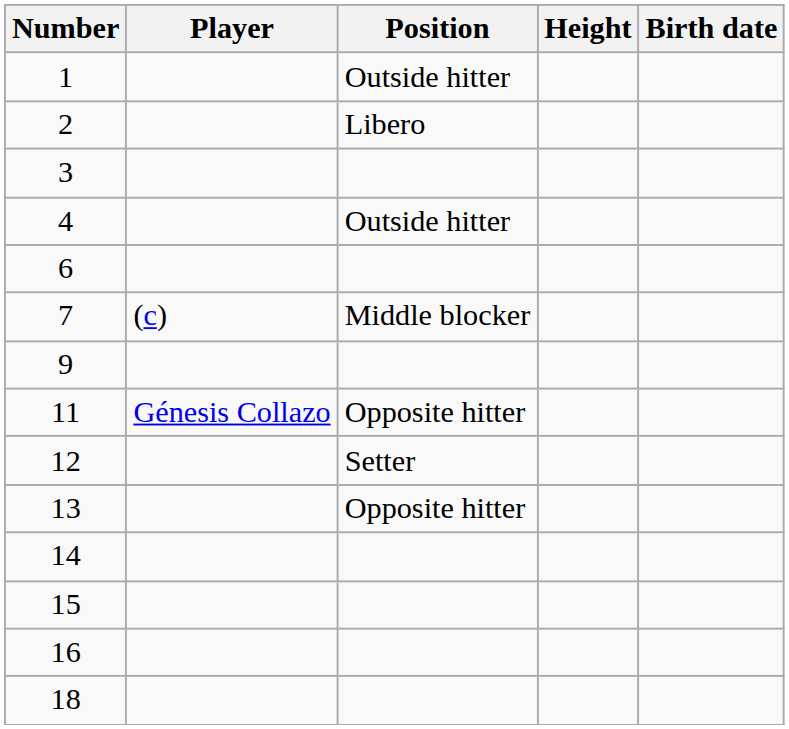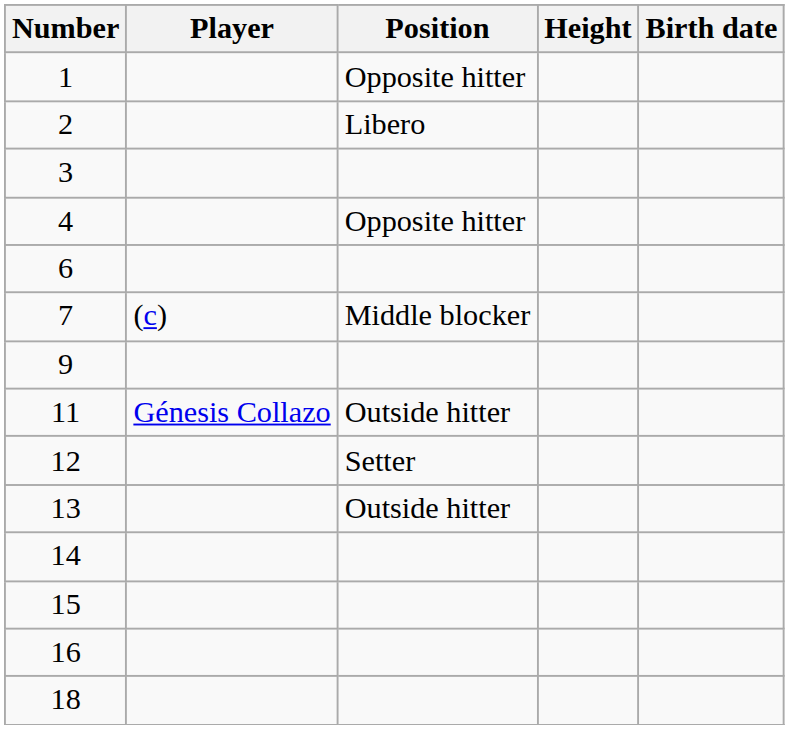(427, 76) Outside hitter -> (435, 76) Opposite hitter
(427, 220) Outside hitter -> (435, 220) Opposite hitter
(435, 412) Opposite hitter -> (427, 412) Outside hitter
(435, 508) Opposite hitter -> (427, 508) Outside hitter
